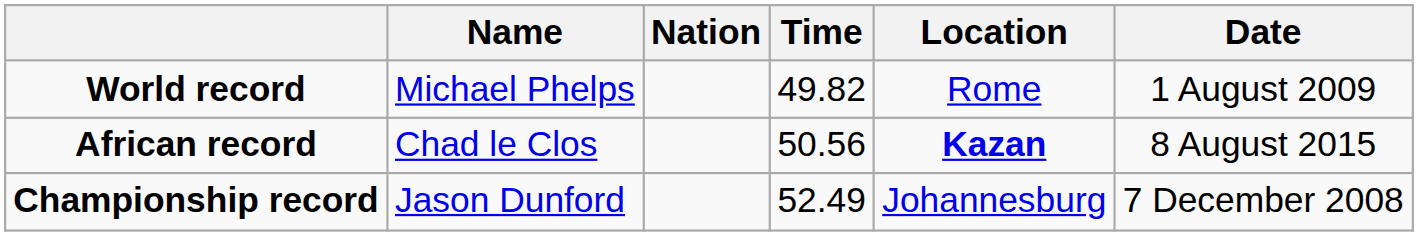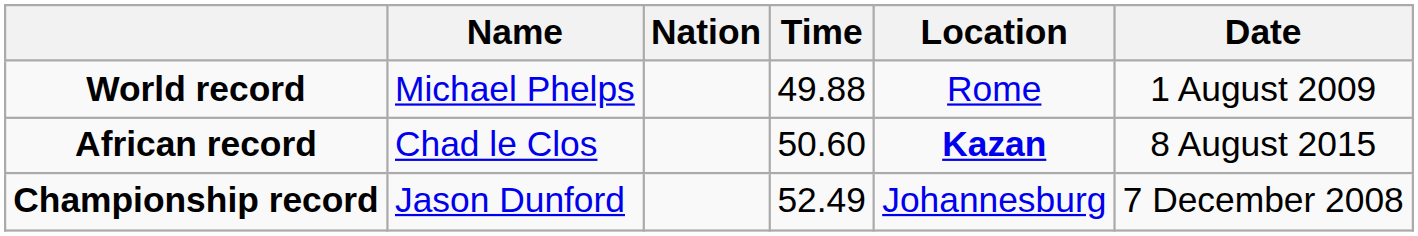(822, 88) 49.82 -> (822, 88) 49.88
(822, 144) 50.56 -> (822, 144) 50.60
